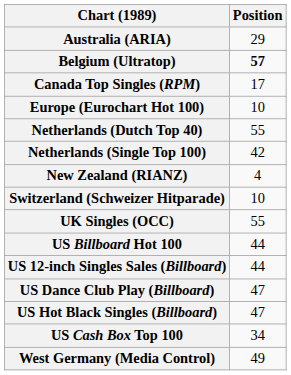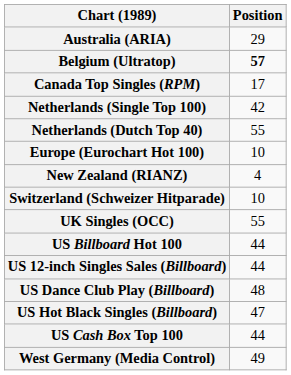rows swapped: (117, 107) <-> (117, 152)
(258, 289) 47 -> (258, 289) 48
(258, 335) 34 -> (258, 335) 44
